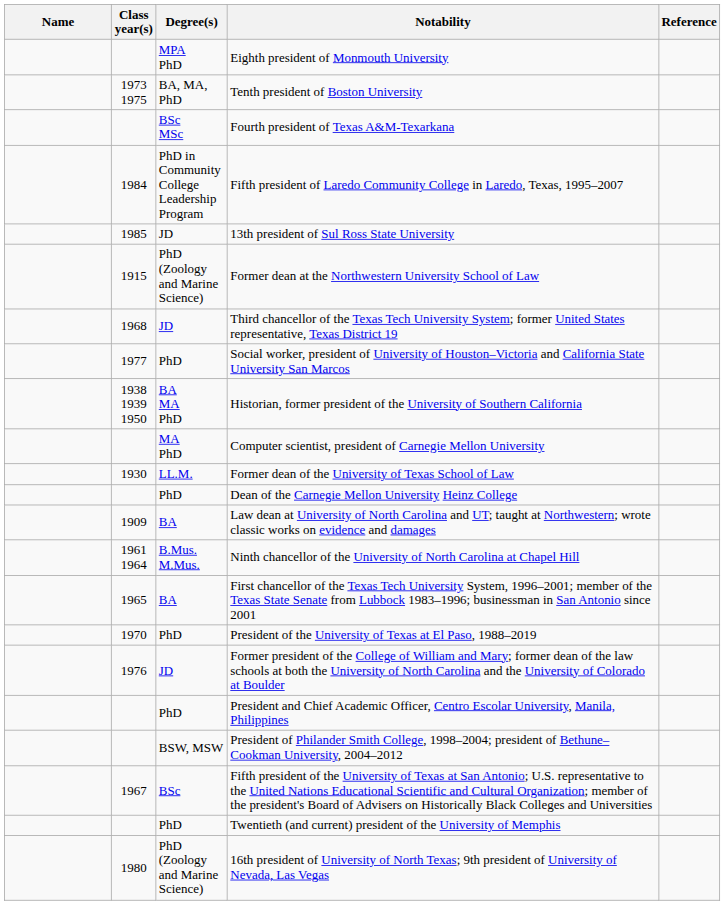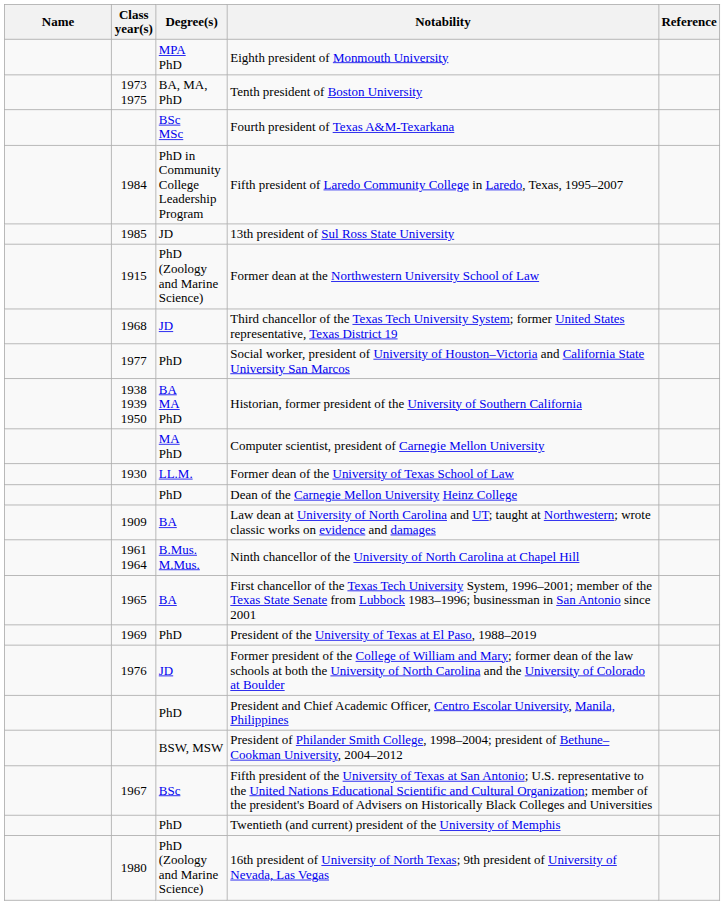(134, 635) 1970 -> (134, 635) 1969
